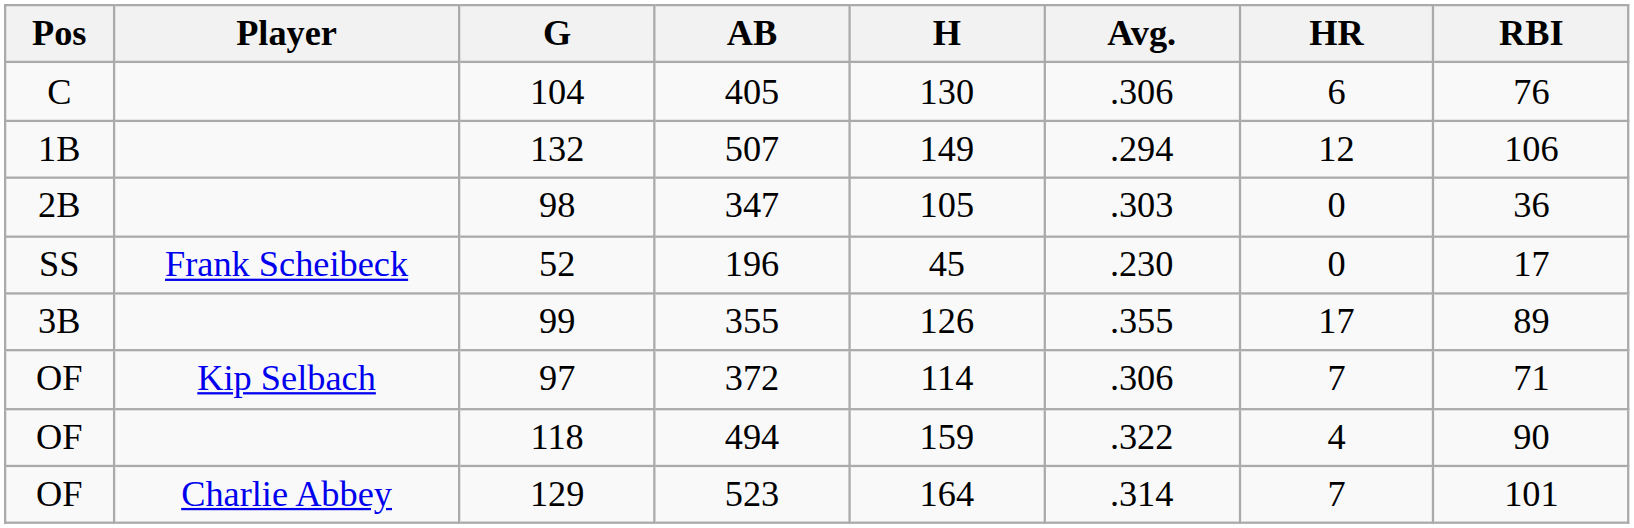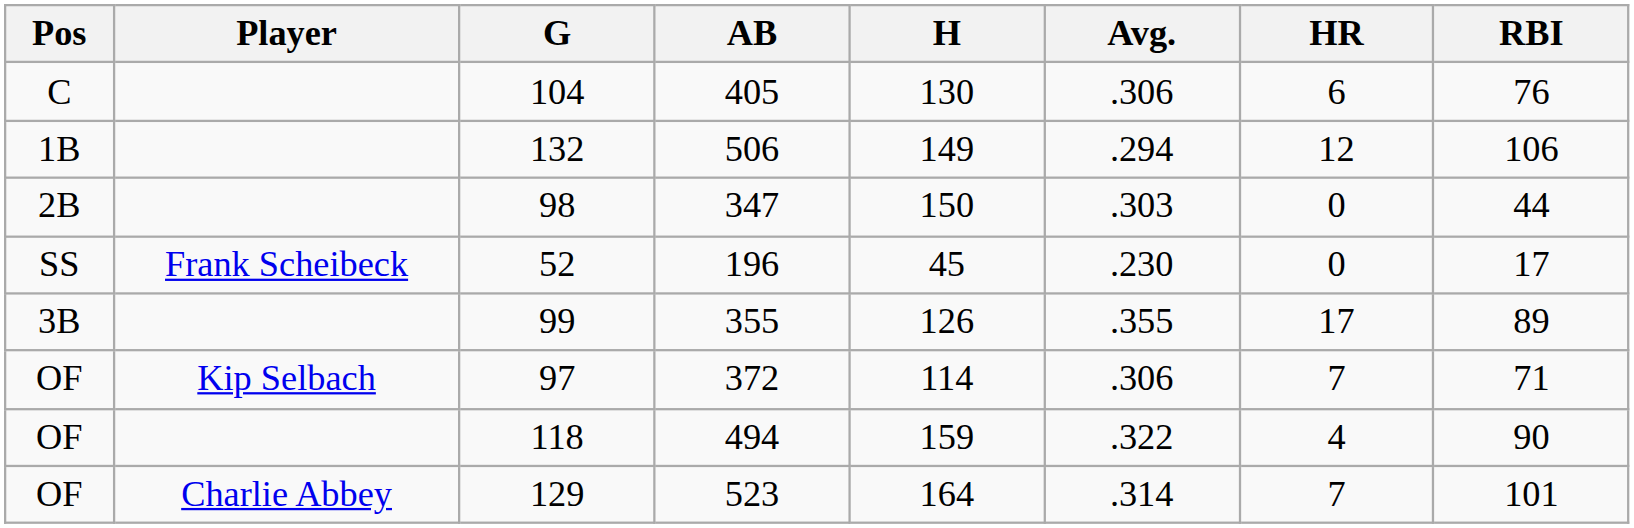(752, 148) 507 -> (752, 148) 506
(947, 206) 105 -> (947, 206) 150
(1531, 206) 36 -> (1531, 206) 44
